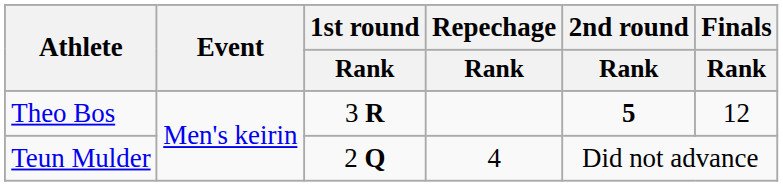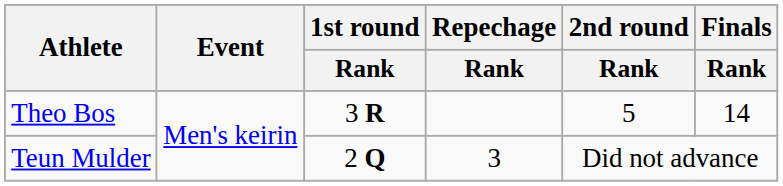(629, 113) bold -> (629, 113) normal
(736, 113) 12 -> (736, 113) 14
(494, 157) 4 -> (494, 157) 3
